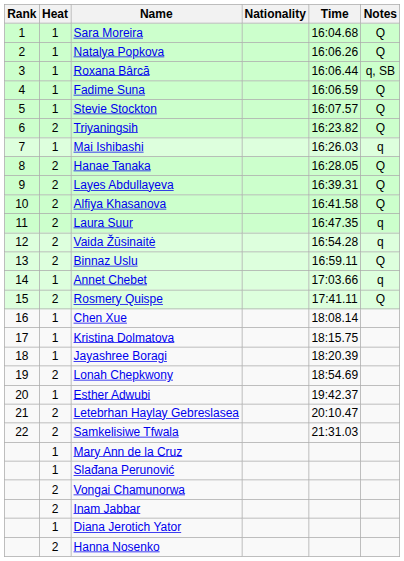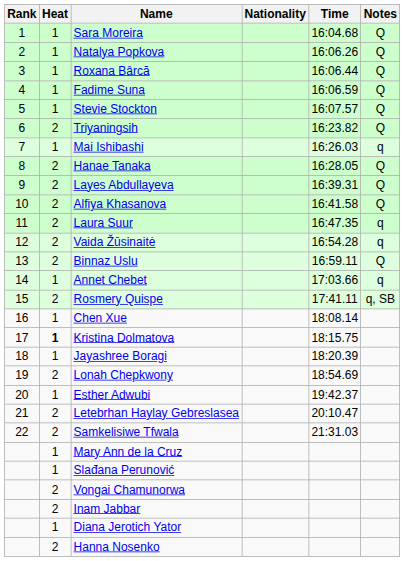(380, 71) q, SB -> (380, 71) Q
(380, 299) Q -> (380, 299) q, SB
(55, 337) normal -> (55, 337) bold
